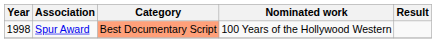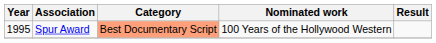(19, 29) 1998 -> (19, 29) 1995
